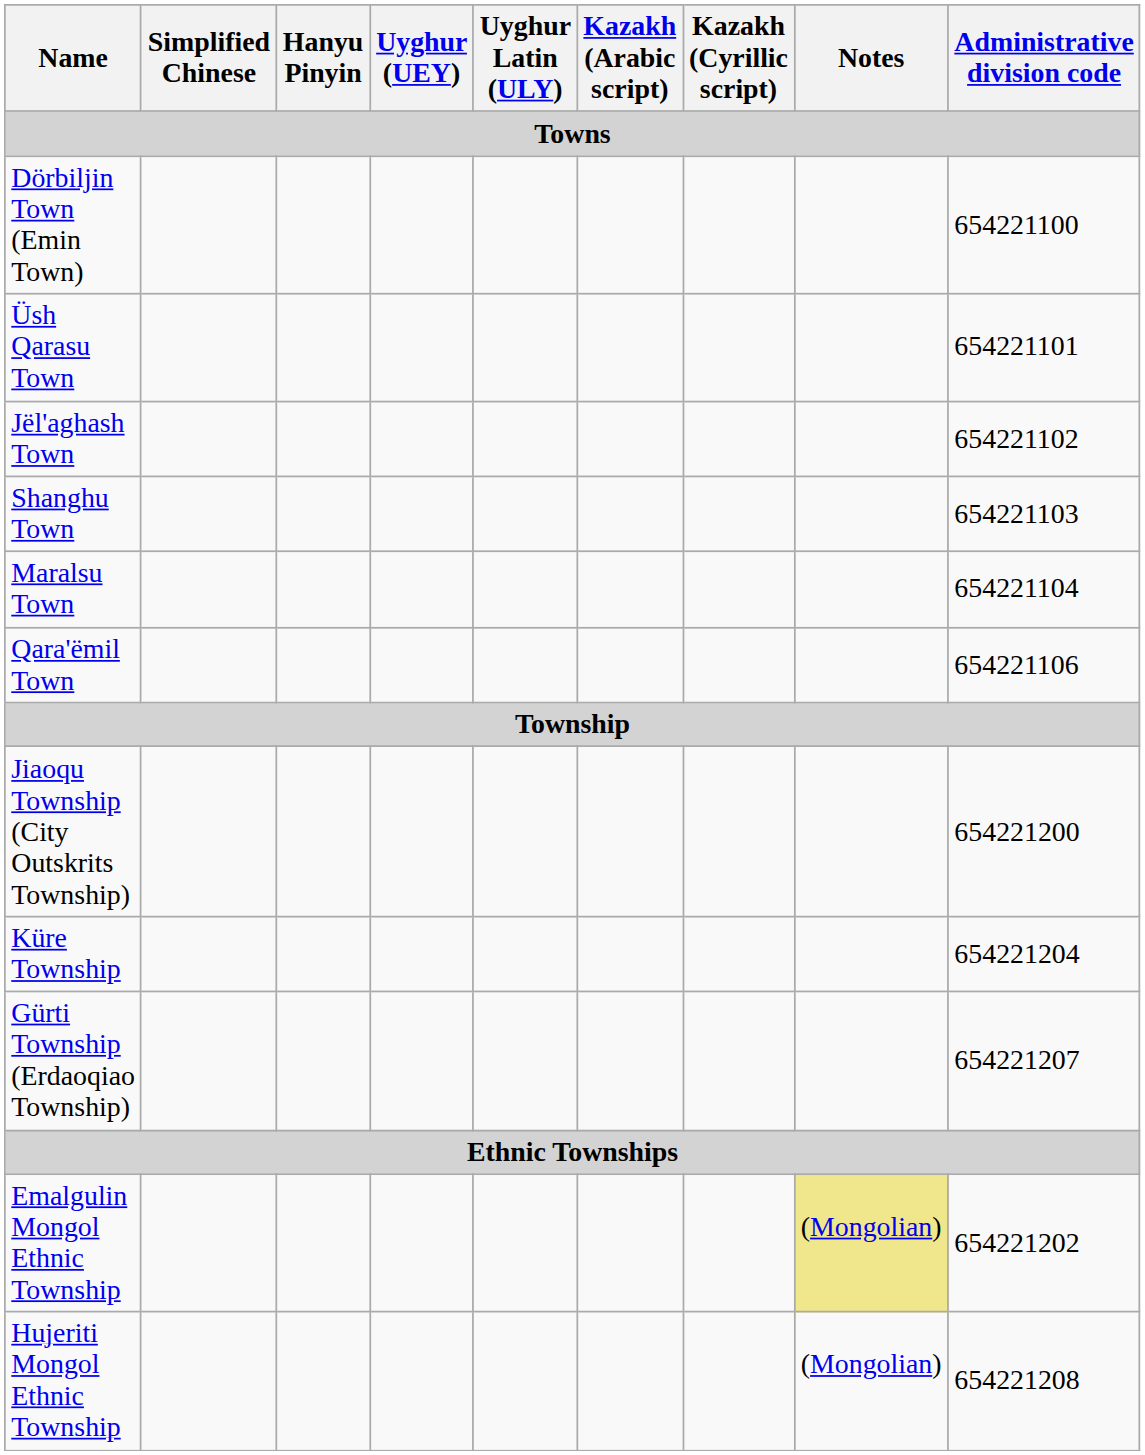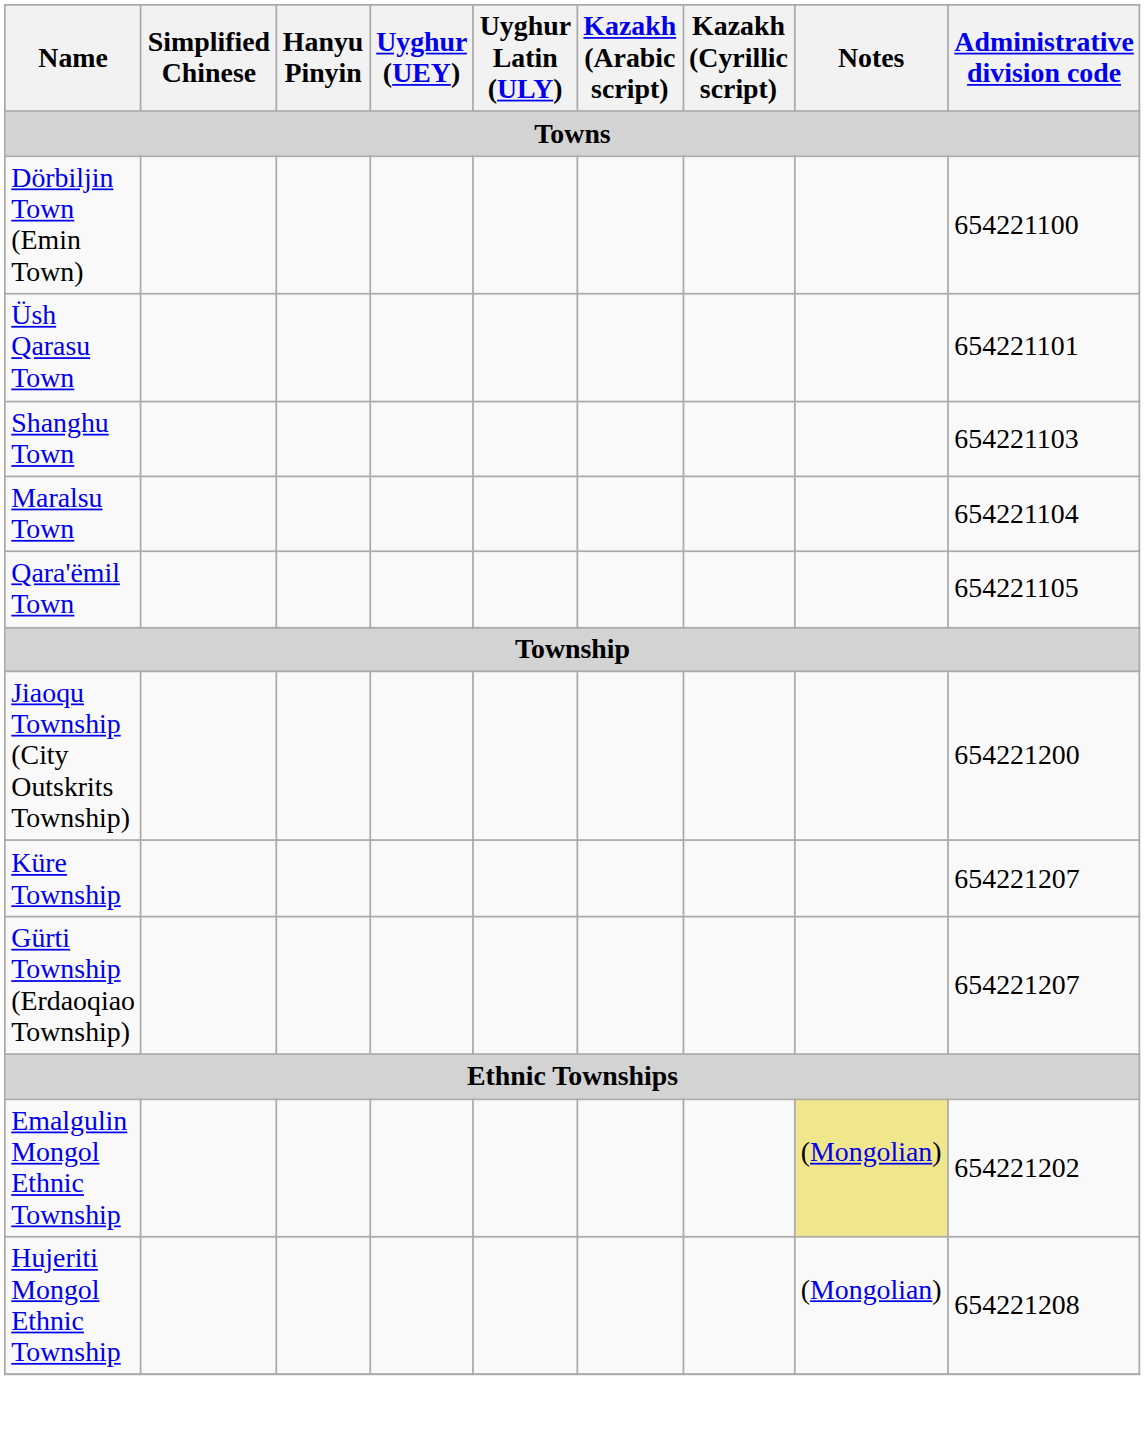- row: (68, 438)
(1016, 664) 654221106 -> (1016, 589) 654221105
(1017, 953) 654221204 -> (1017, 878) 654221207
